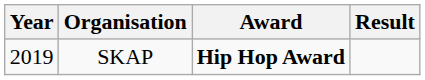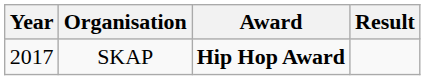(32, 56) 2019 -> (32, 56) 2017
